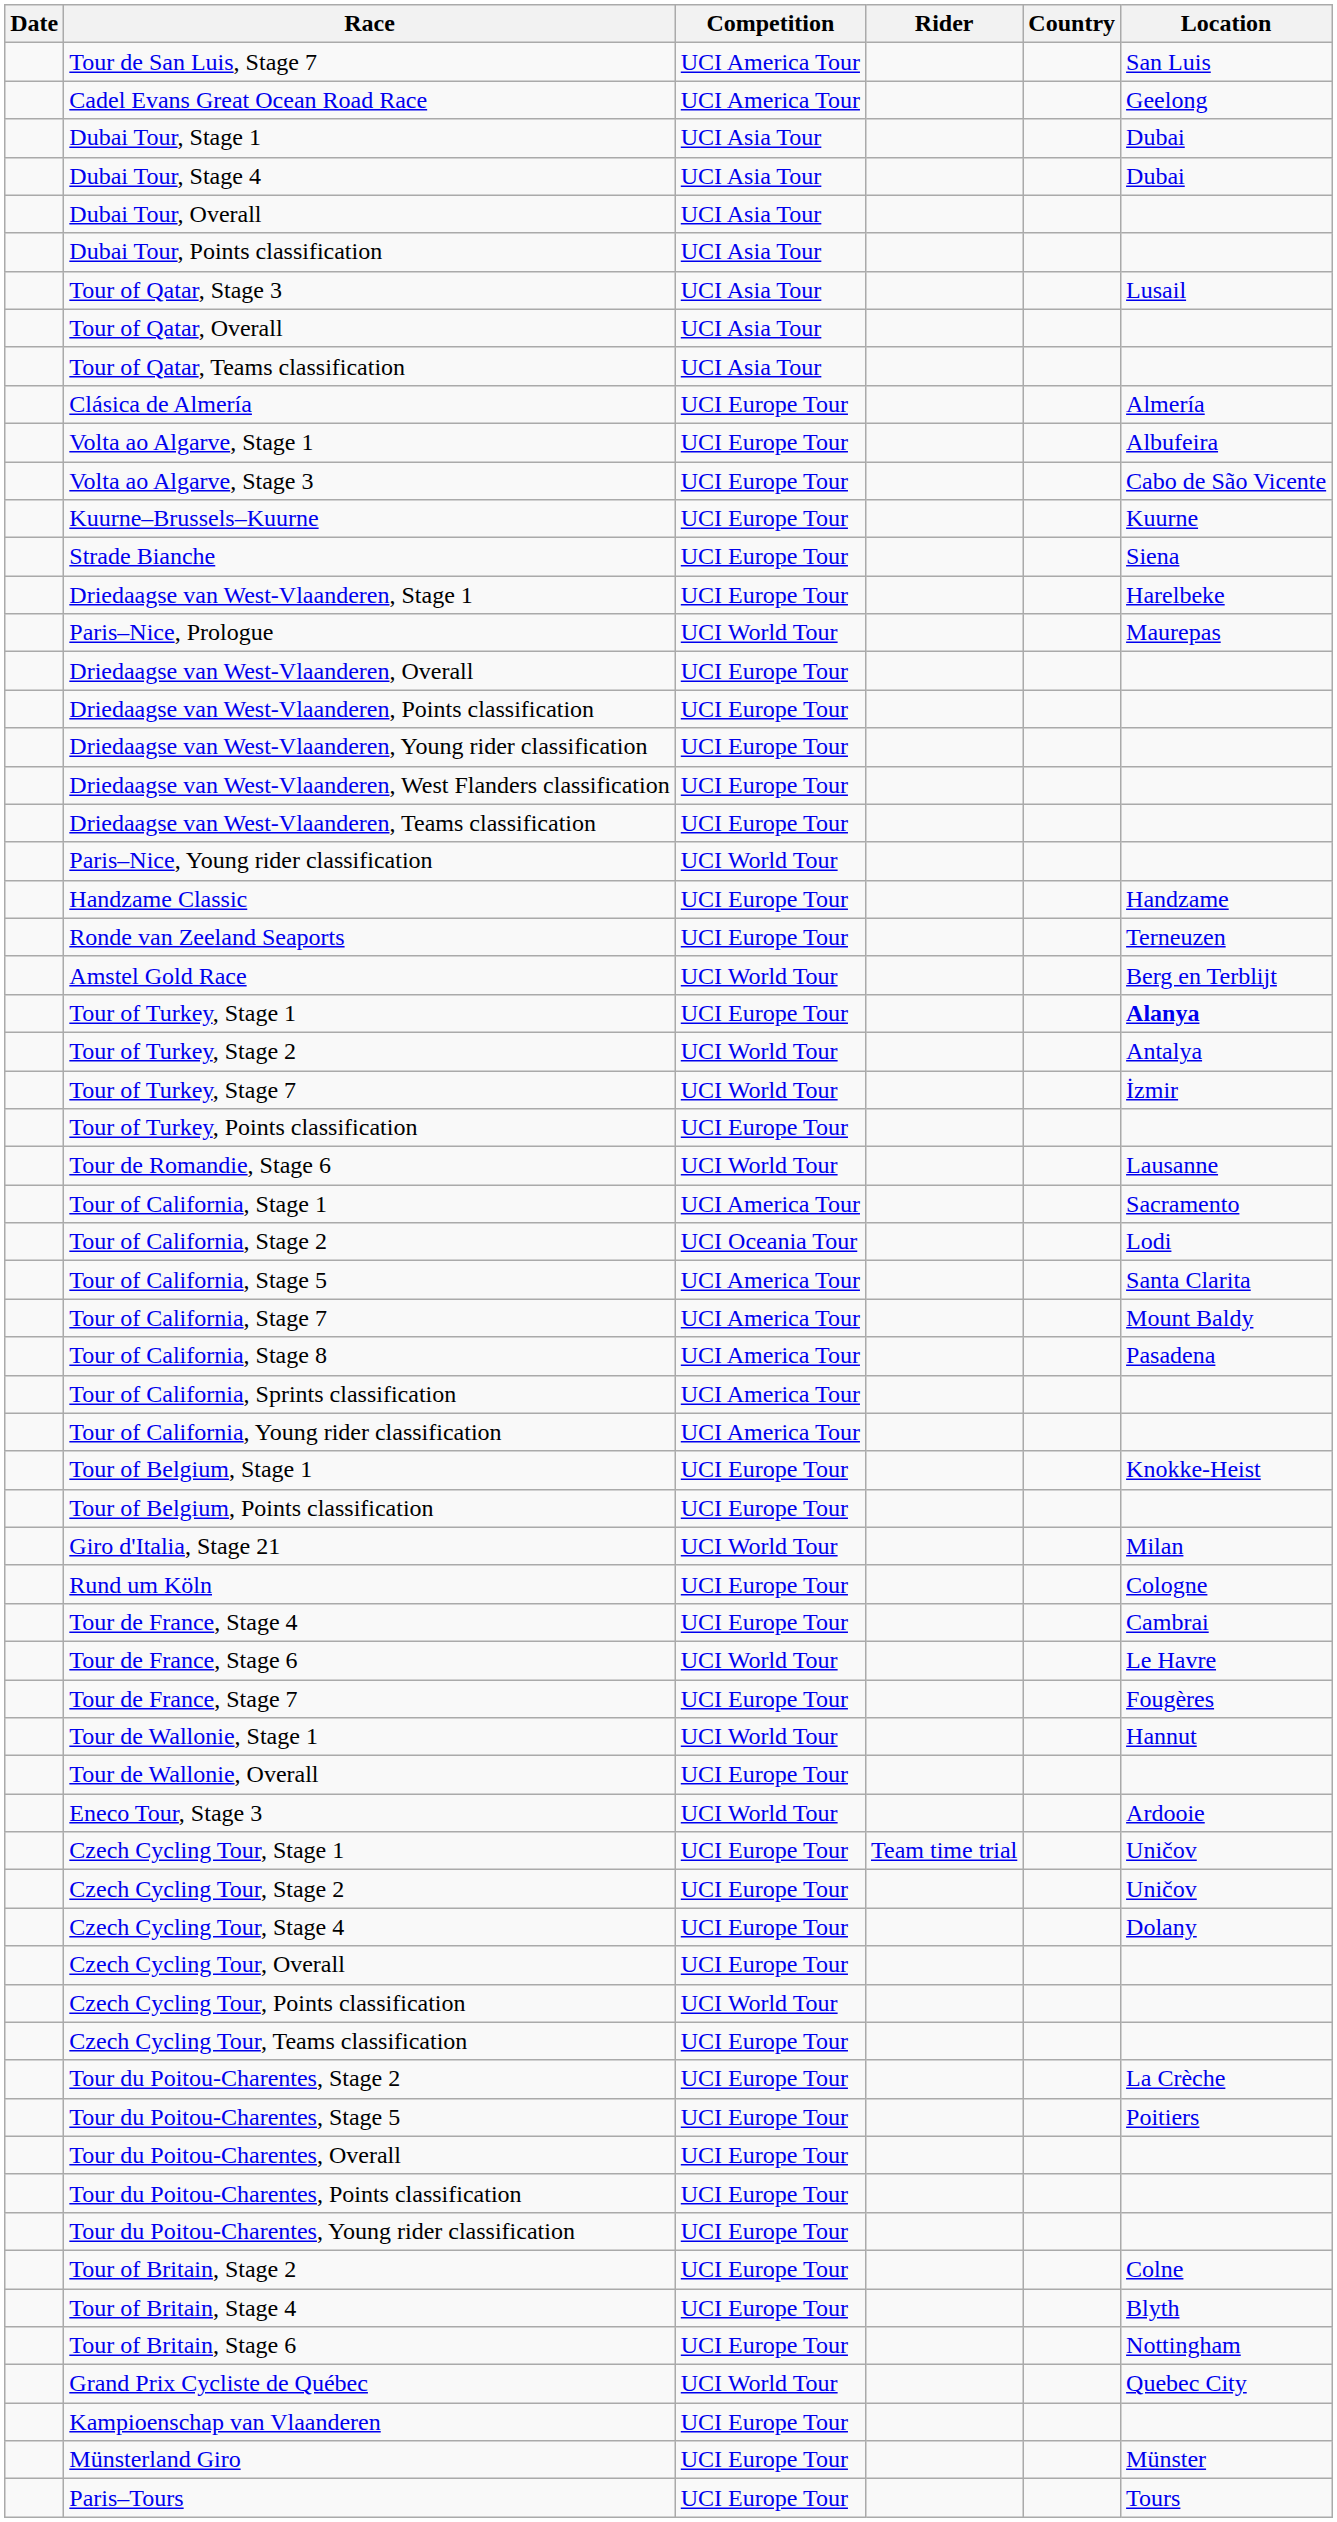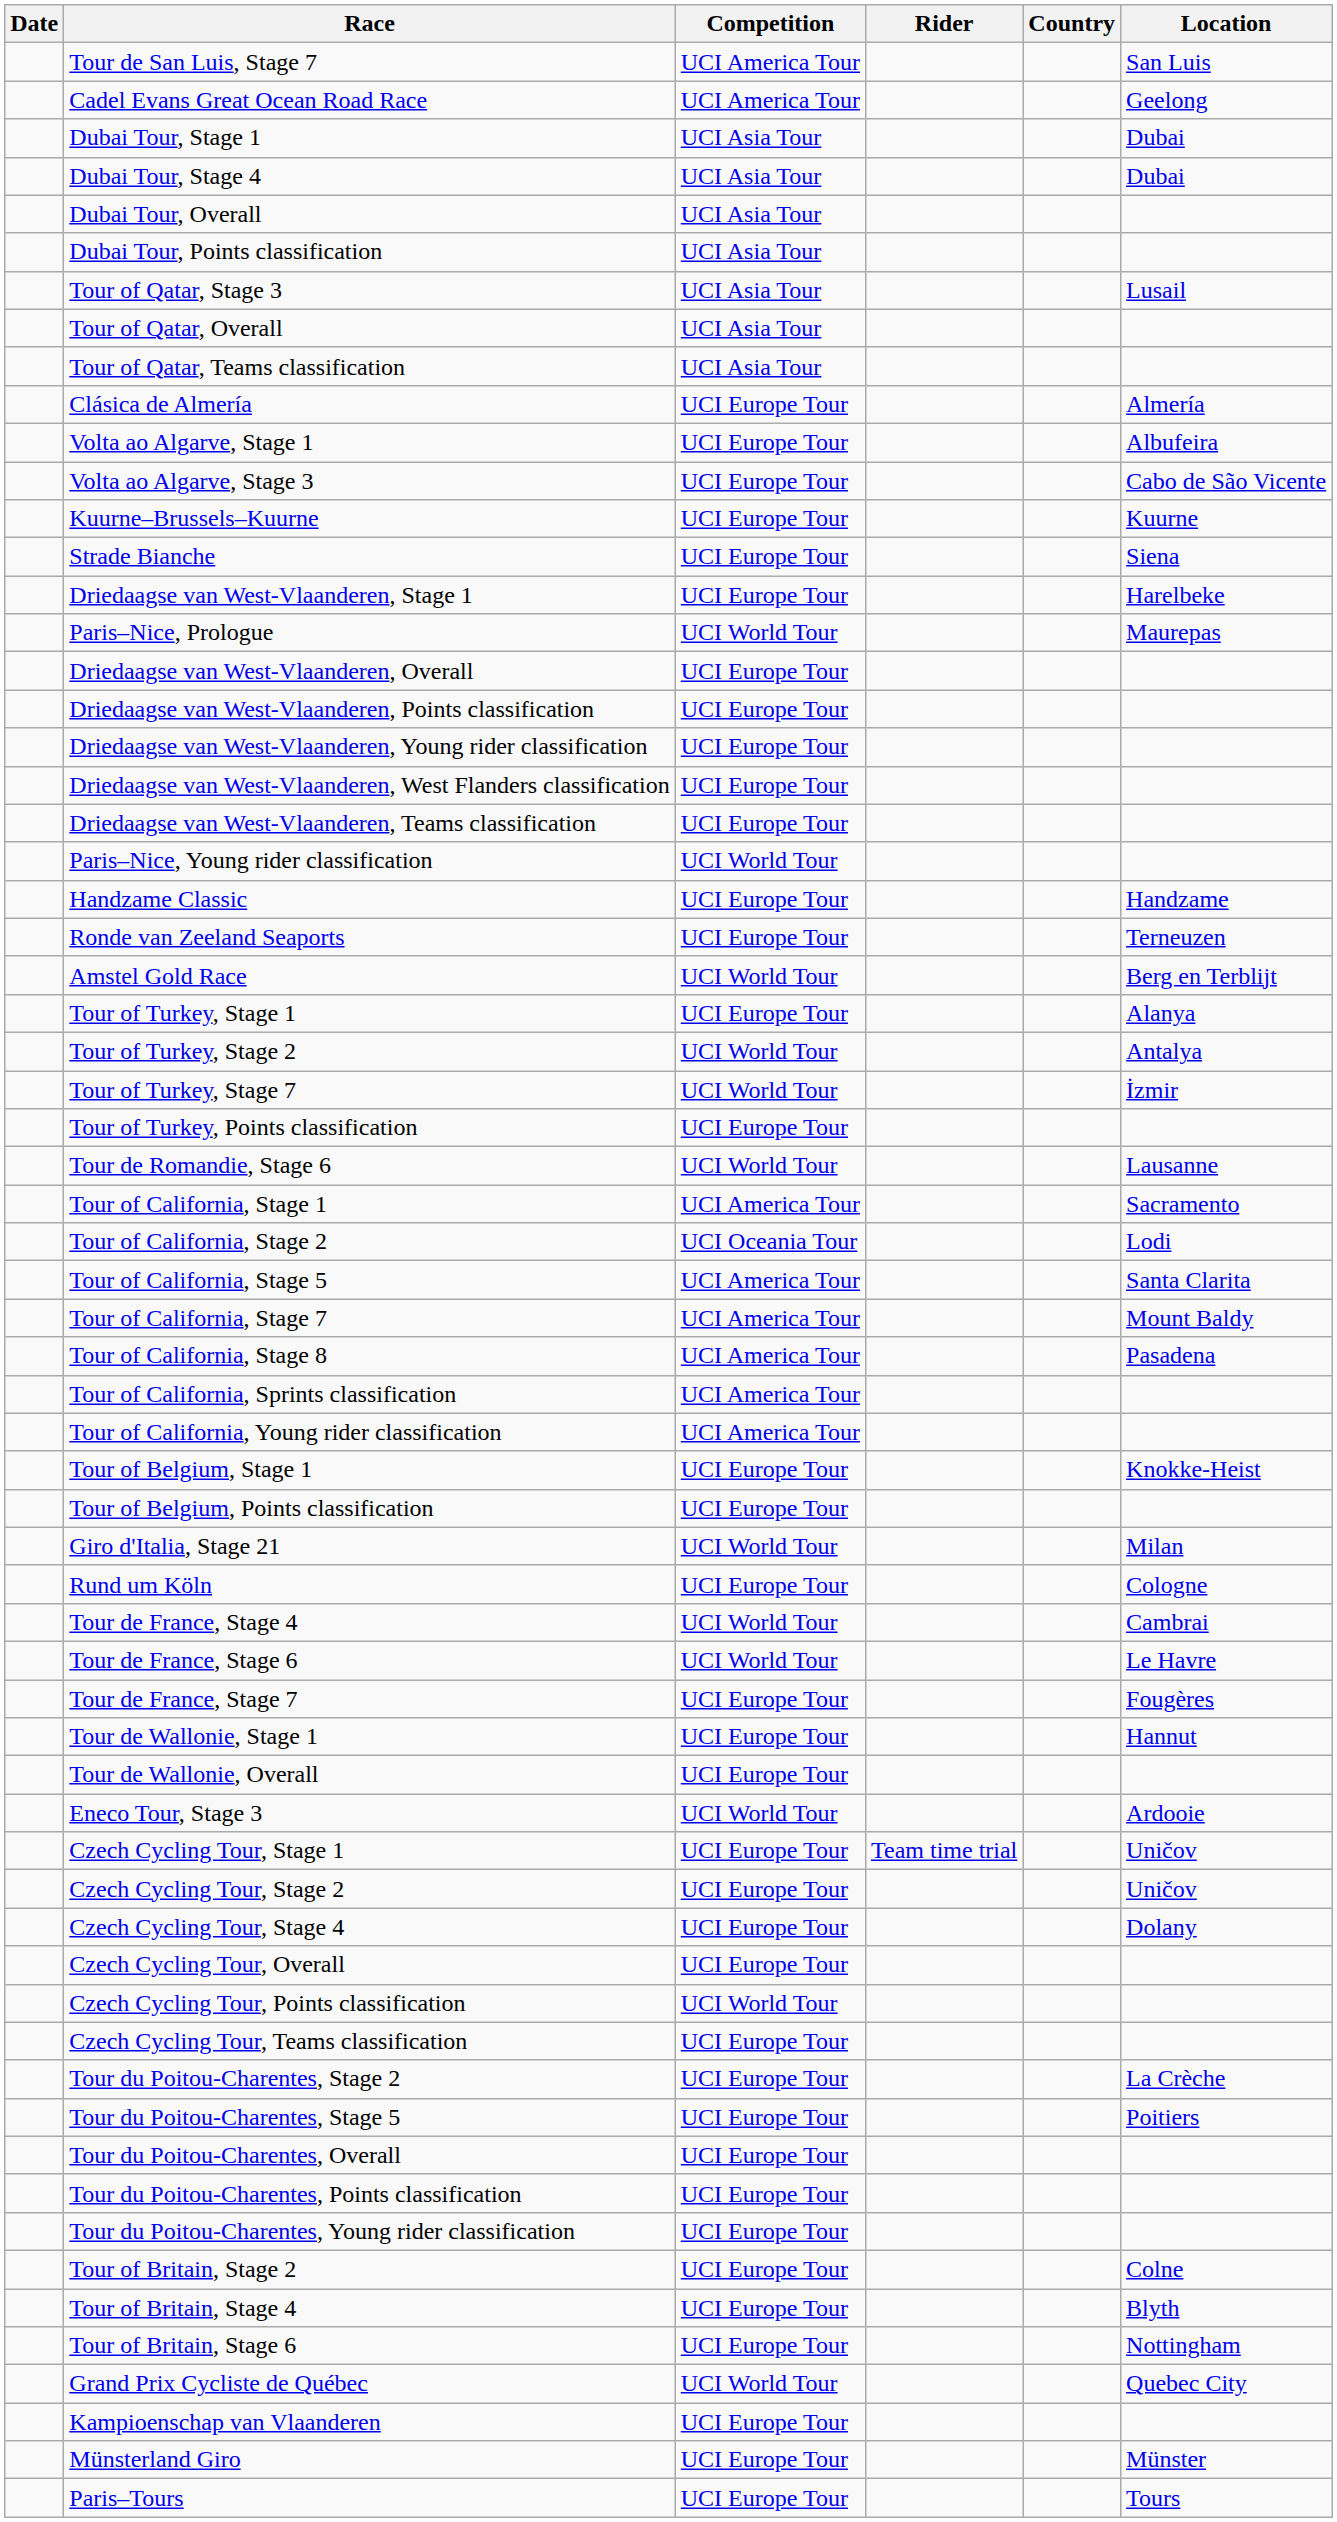(1163, 1013) bold -> (1161, 1013) normal
(764, 1622) UCI Europe Tour -> (759, 1622) UCI World Tour
(759, 1736) UCI World Tour -> (764, 1736) UCI Europe Tour
